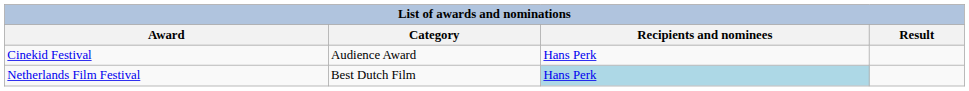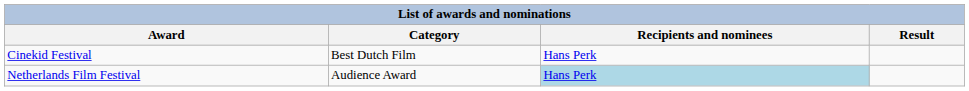(374, 55) Audience Award -> (373, 55) Best Dutch Film
(373, 75) Best Dutch Film -> (374, 75) Audience Award
